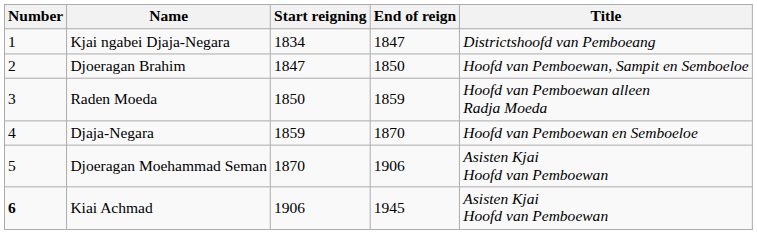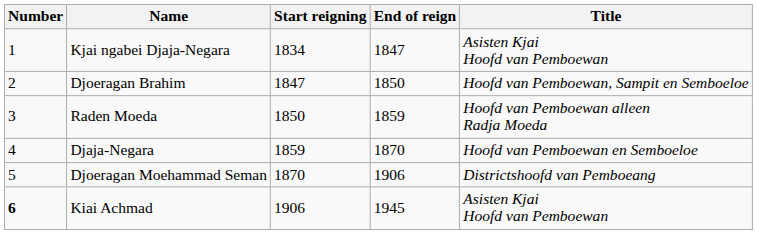(559, 41) Districtshoofd van Pemboeang -> (536, 50) Asisten Kjai Hoofd van Pemboewan
(536, 166) Asisten Kjai Hoofd van Pemboewan -> (559, 174) Districtshoofd van Pemboeang
